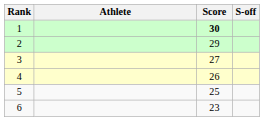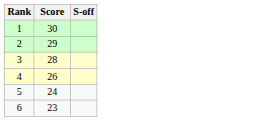- column: (115, 12)
(214, 28) bold -> (52, 28) normal
(214, 60) 27 -> (52, 60) 28
(214, 92) 25 -> (52, 92) 24
